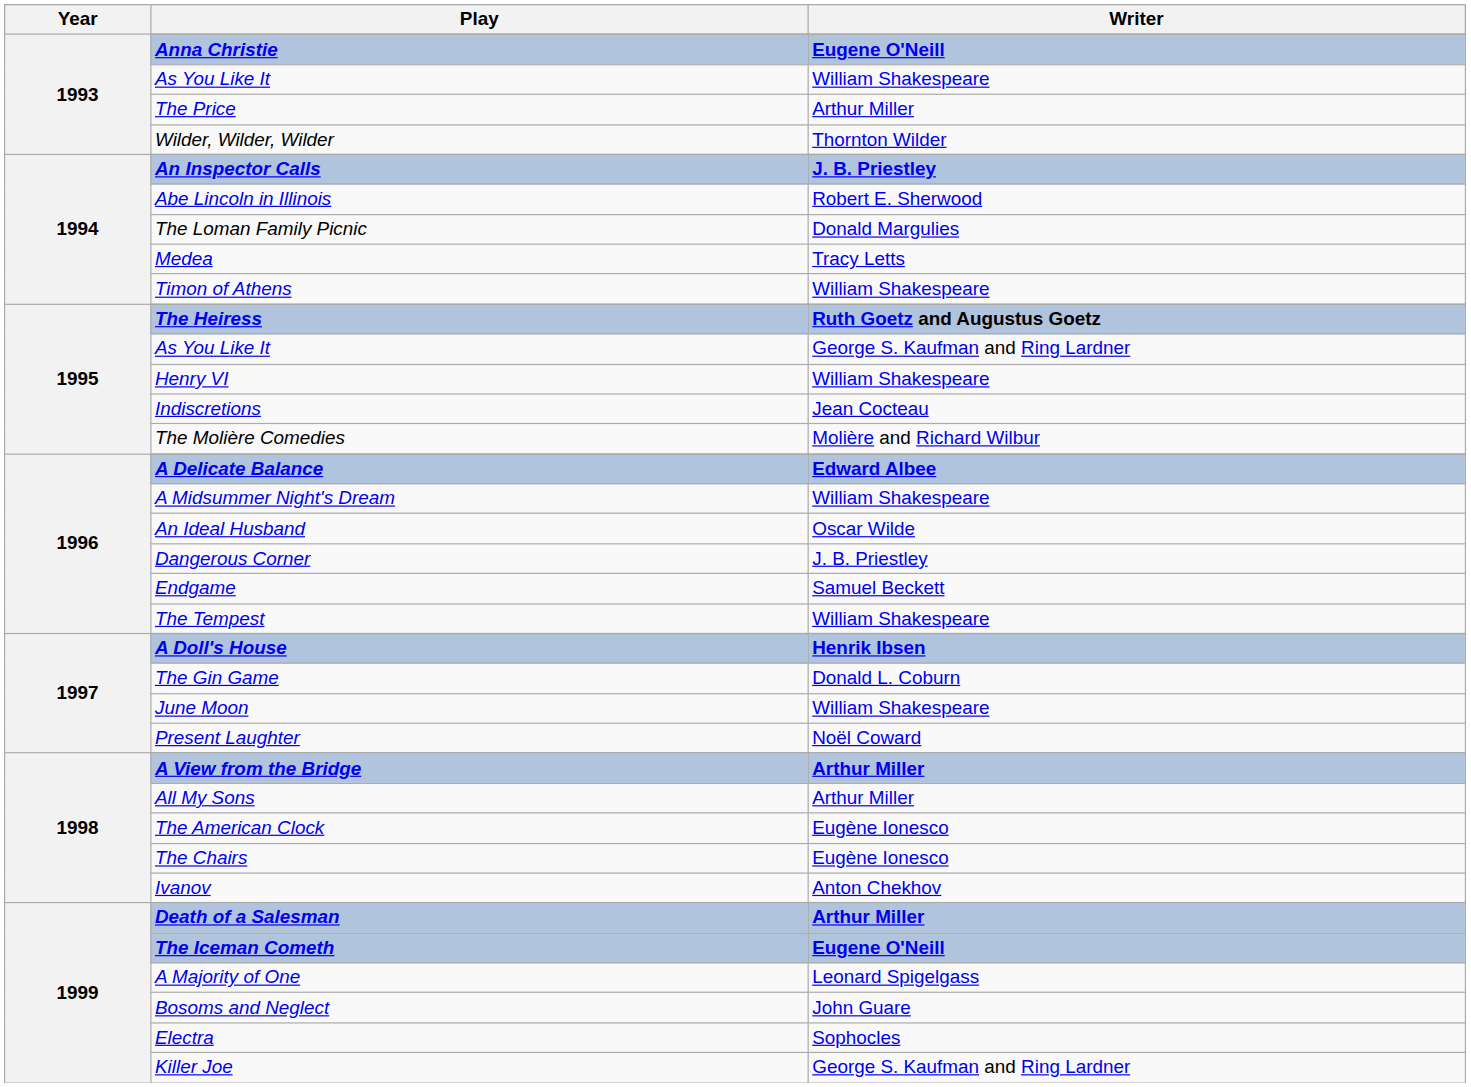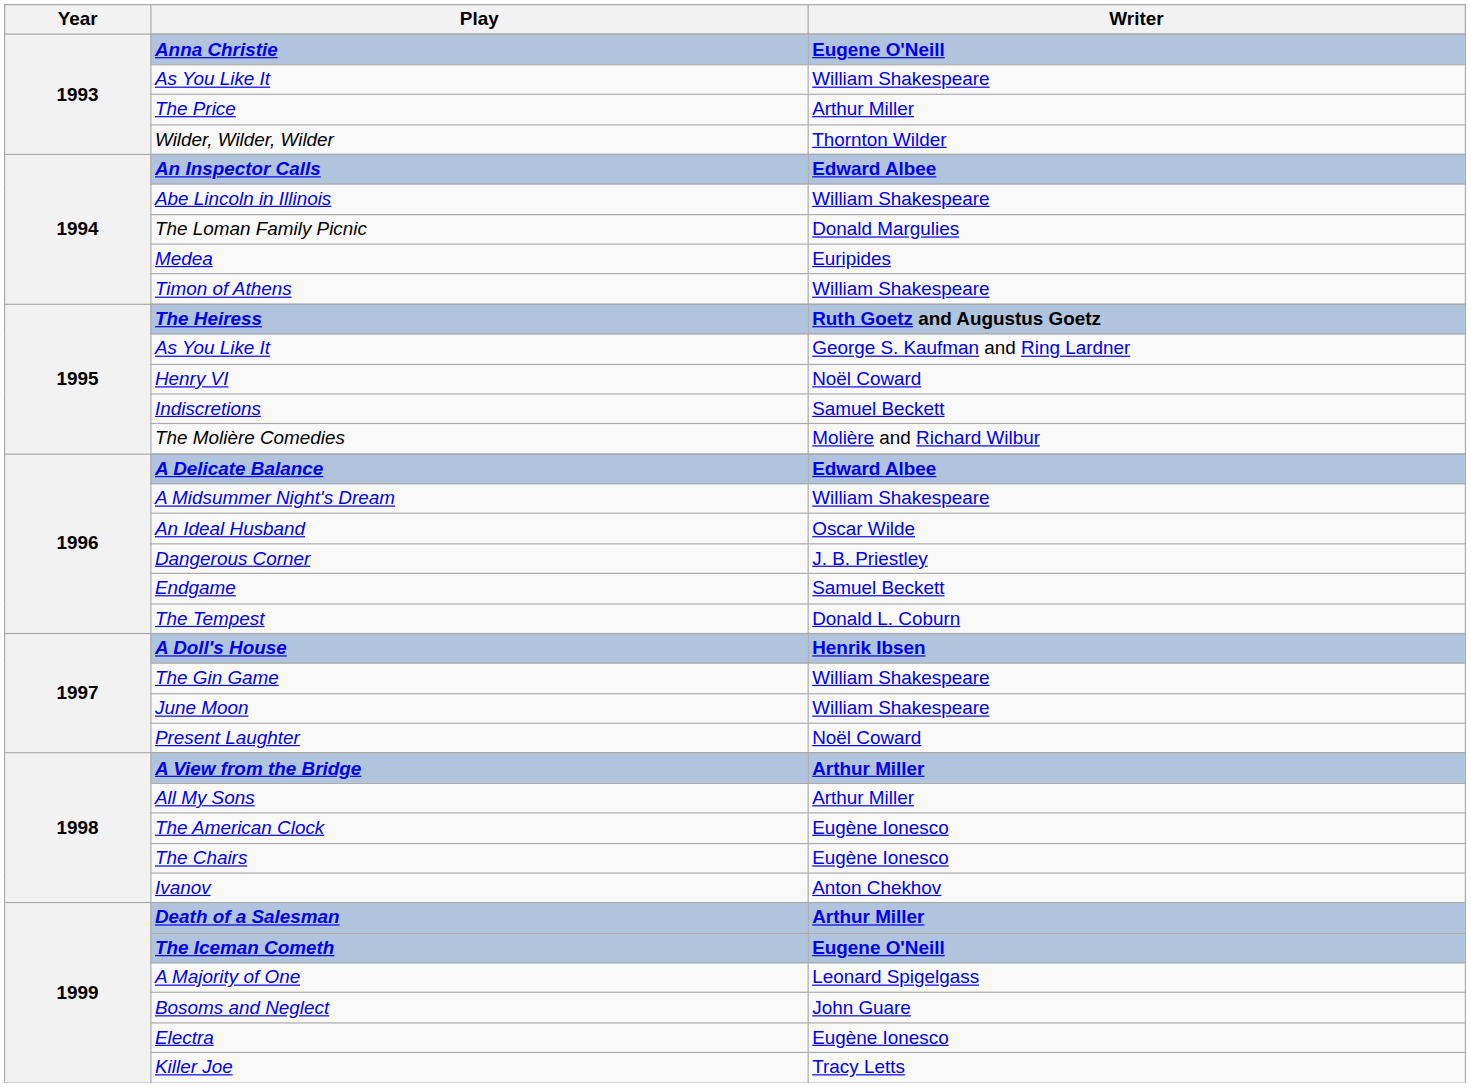(874, 169) J. B. Priestley -> (874, 169) Edward Albee
(897, 199) Robert E. Sherwood -> (901, 199) William Shakespeare
(859, 259) Tracy Letts -> (852, 259) Euripides
(901, 378) William Shakespeare -> (867, 378) Noël Coward
(870, 408) Jean Cocteau -> (878, 408) Samuel Beckett
(901, 618) William Shakespeare -> (886, 618) Donald L. Coburn
(886, 678) Donald L. Coburn -> (901, 678) William Shakespeare
(856, 1037) Sophocles -> (880, 1037) Eugène Ionesco
(971, 1067) George S. Kaufman and Ring Lardner -> (859, 1067) Tracy Letts
